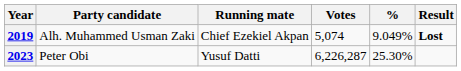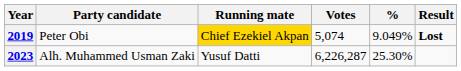(117, 35) Alh. Muhammed Usman Zaki -> (64, 35) Peter Obi
(255, 35) no background -> (255, 35) gold background
(64, 55) Peter Obi -> (117, 55) Alh. Muhammed Usman Zaki
